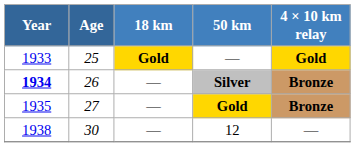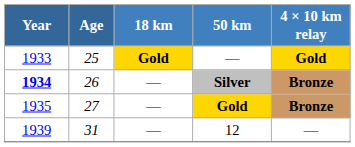(37, 130) 1938 -> (37, 130) 1939
(91, 130) 30 -> (91, 130) 31
